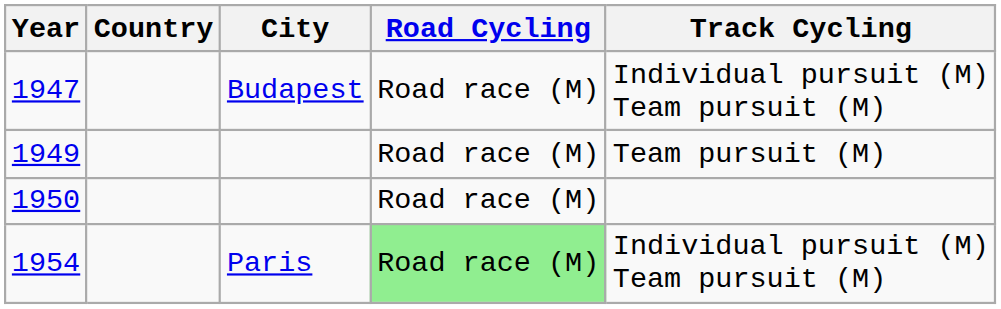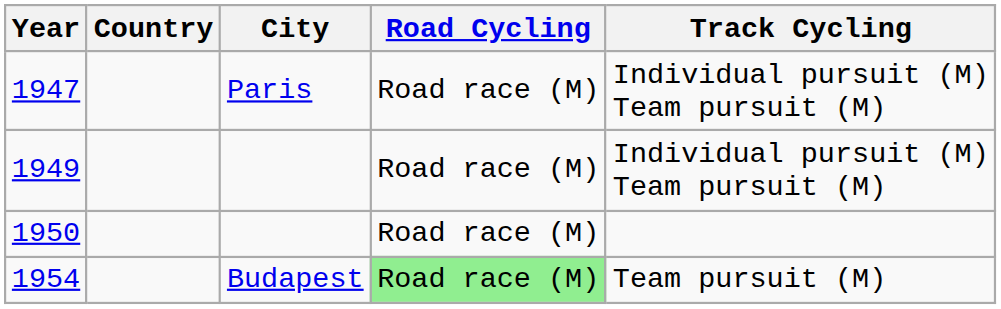(295, 91) Budapest -> (270, 91) Paris
(750, 154) Team pursuit (M) -> (801, 170) Individual pursuit (M) Team pursuit (M)
(270, 263) Paris -> (295, 280) Budapest
(801, 263) Individual pursuit (M) Team pursuit (M) -> (750, 280) Team pursuit (M)
